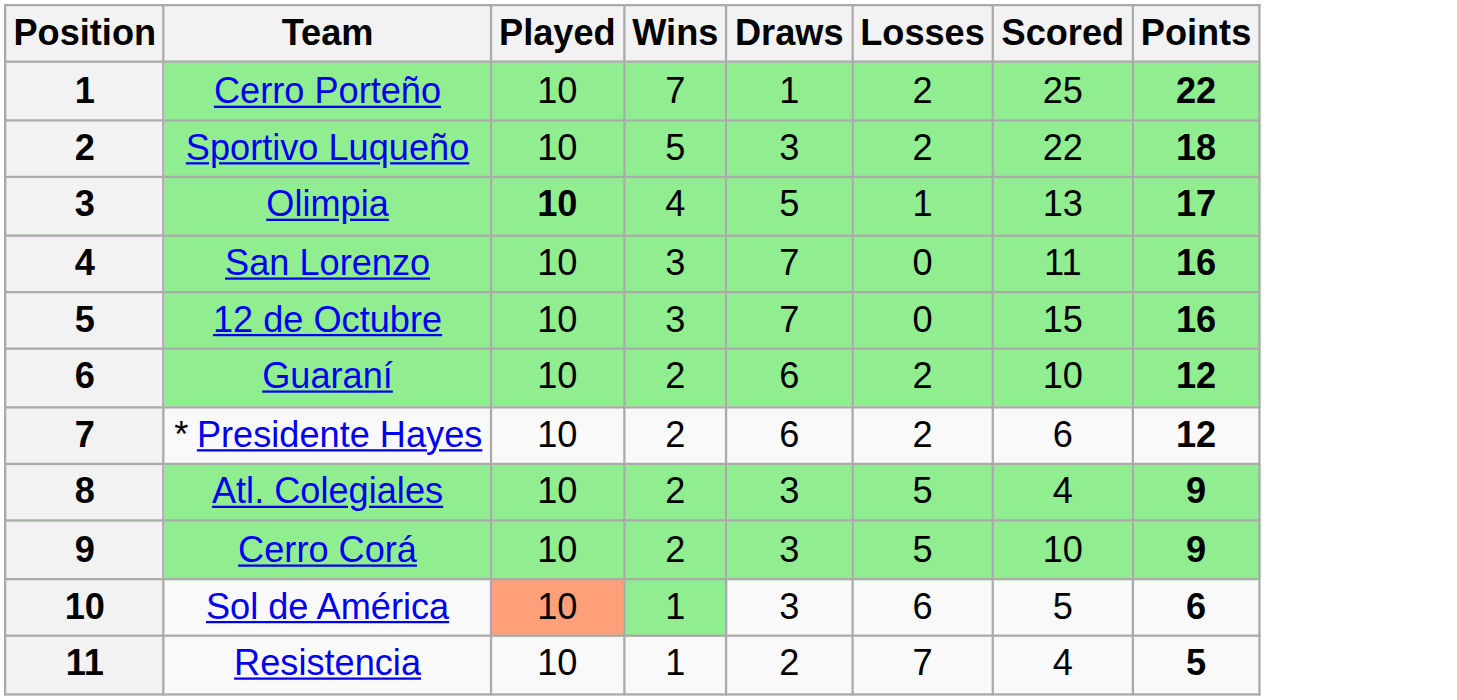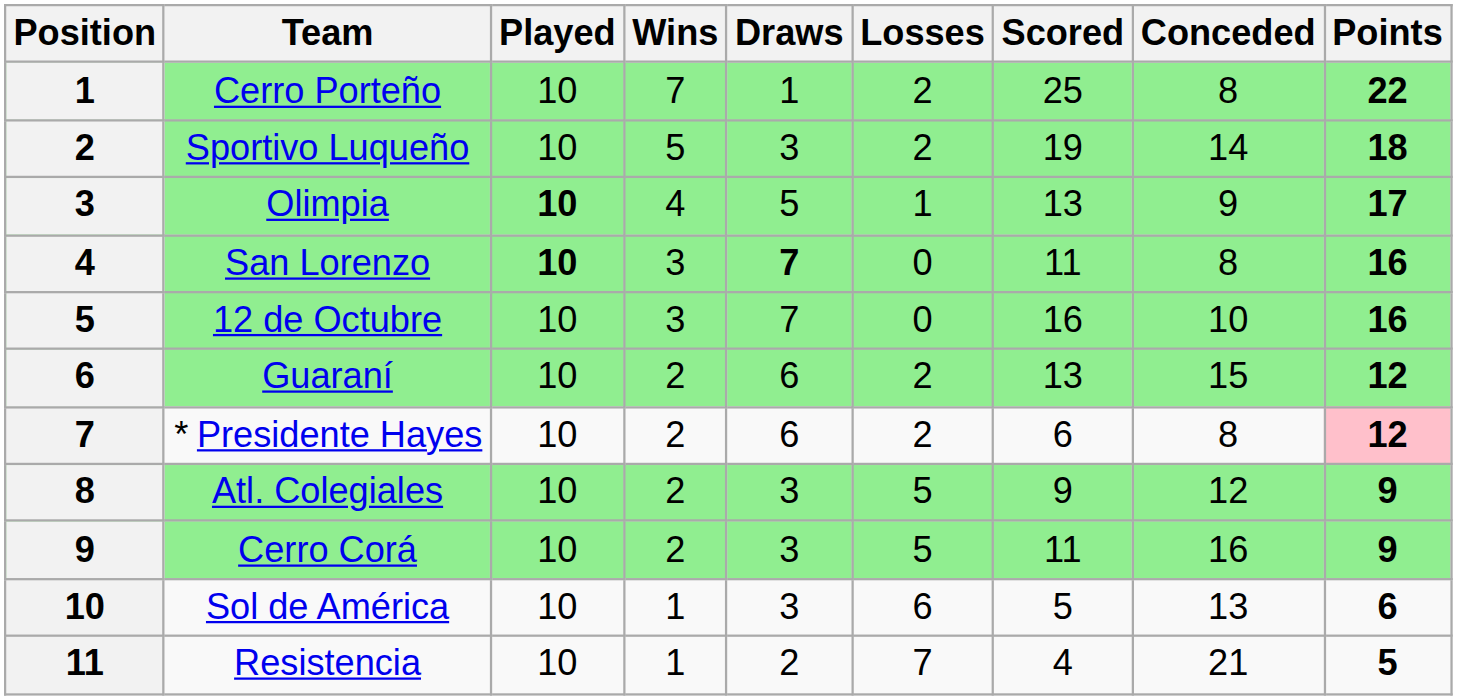+ column: (1228, 33)
(1063, 147) 22 -> (1063, 147) 19
(557, 262) normal -> (557, 262) bold
(789, 262) normal -> (789, 262) bold
(1063, 319) 15 -> (1063, 319) 16
(1063, 377) 10 -> (1063, 377) 13
(1196, 434) no background -> (1387, 434) pink background
(1063, 491) 4 -> (1063, 491) 9
(1063, 549) 10 -> (1063, 549) 11
(557, 606) lightsalmon background -> (557, 606) no background
(675, 606) lightgreen background -> (675, 606) no background
